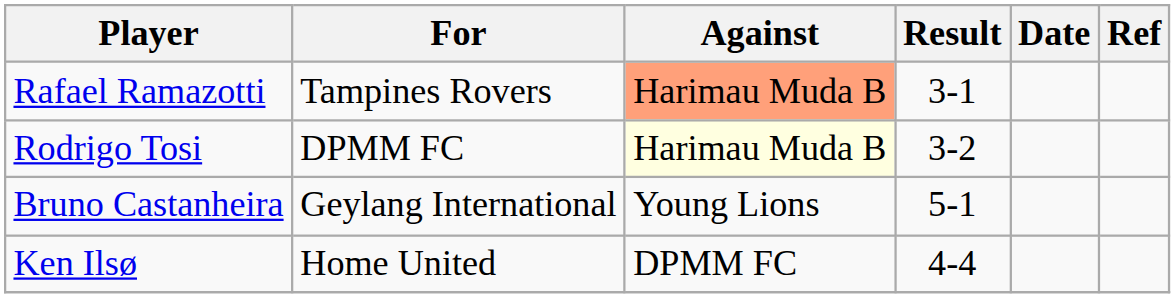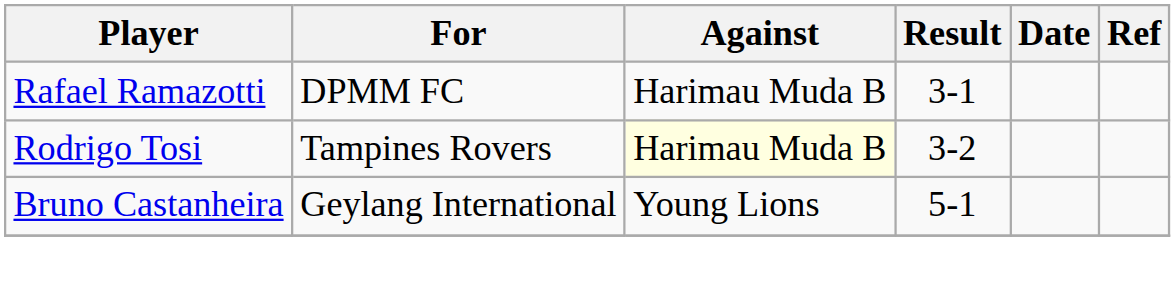(426, 90) Tampines Rovers -> (382, 90) DPMM FC
(760, 90) lightsalmon background -> (760, 90) no background
(382, 147) DPMM FC -> (426, 147) Tampines Rovers
- row: (75, 262)
